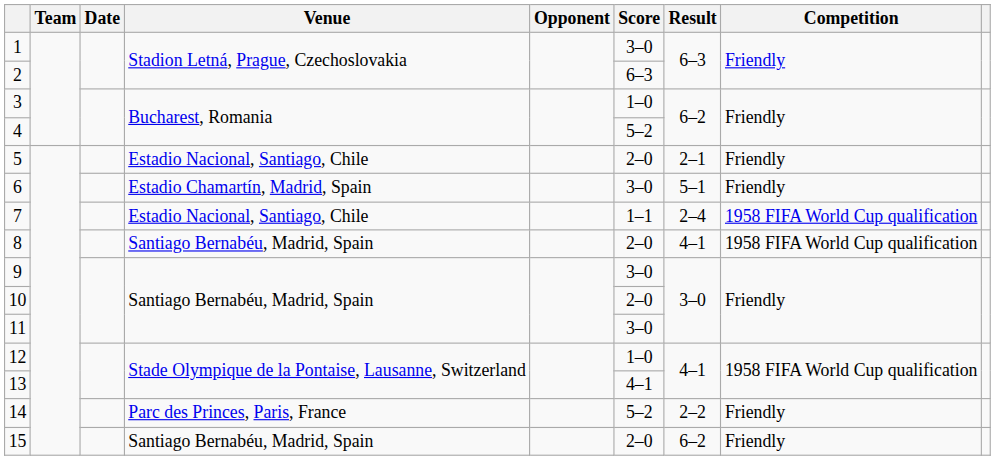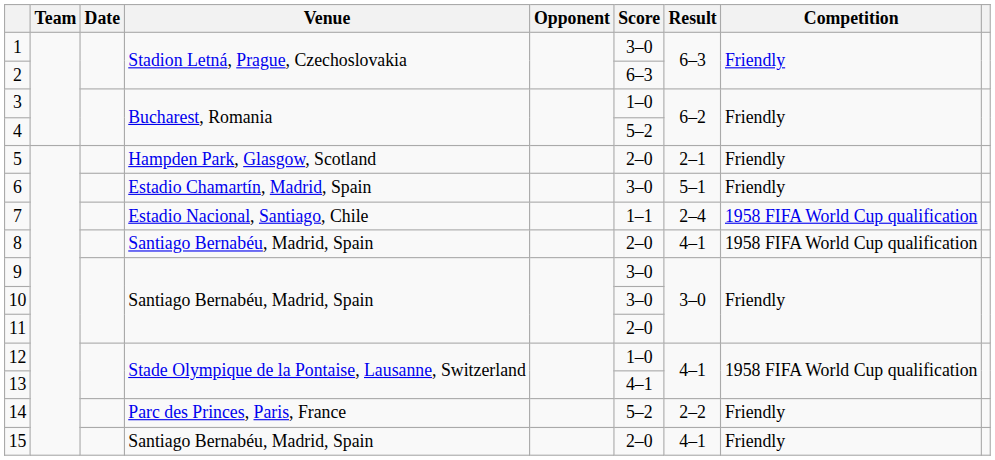(248, 159) Estadio Nacional, Santiago, Chile -> (252, 159) Hampden Park, Glasgow, Scotland
(639, 300) 2–0 -> (639, 300) 3–0
(639, 328) 3–0 -> (639, 328) 2–0
(693, 441) 6–2 -> (693, 441) 4–1
